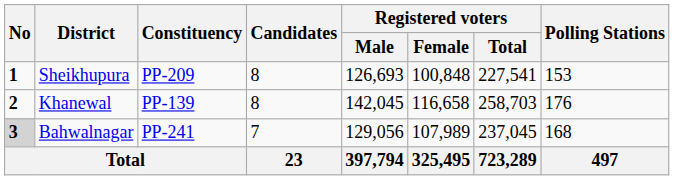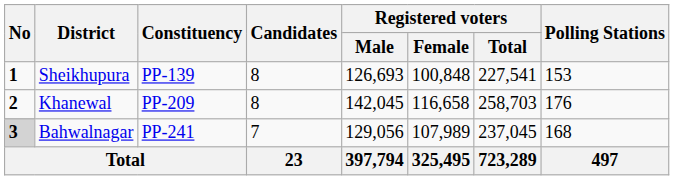(168, 75) PP-209 -> (168, 75) PP-139
(168, 103) PP-139 -> (168, 103) PP-209
